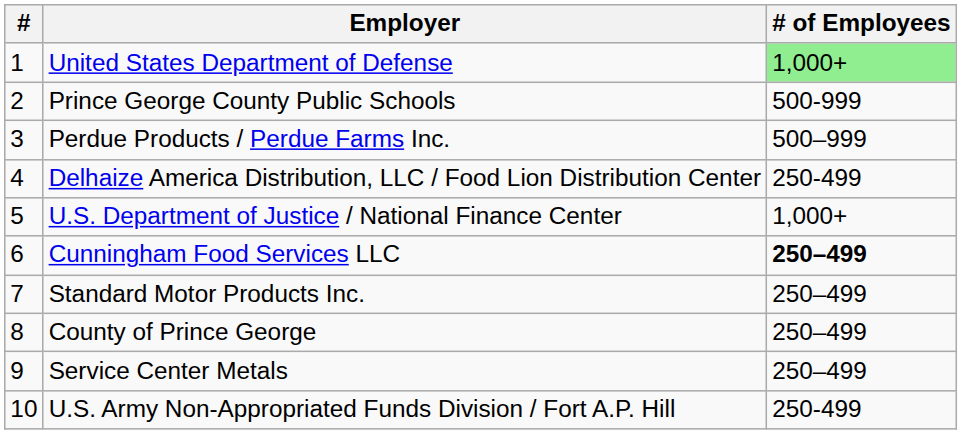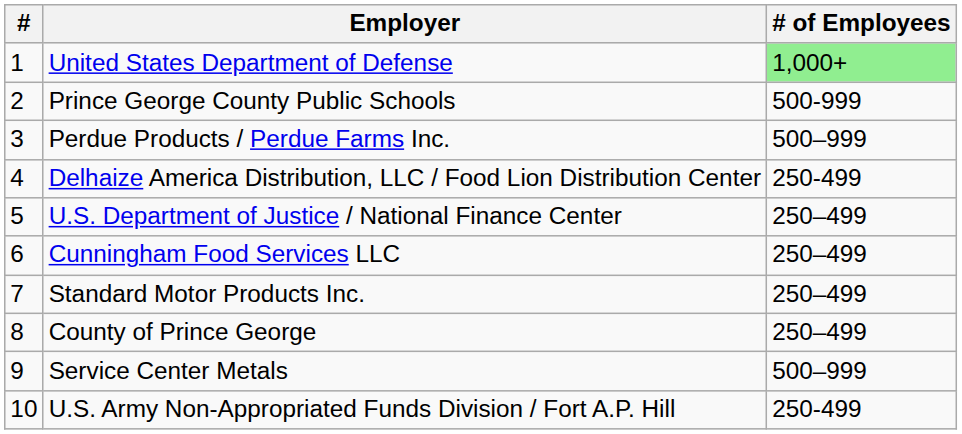(810, 216) 1,000+ -> (820, 216) 250–499
(820, 255) bold -> (820, 255) normal
(820, 370) 250–499 -> (820, 370) 500–999
